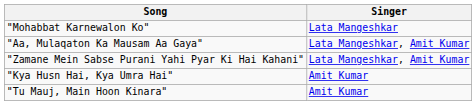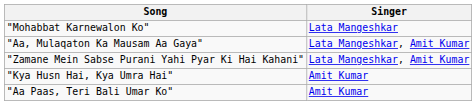+ row: (90, 92)
- row: (87, 92)
